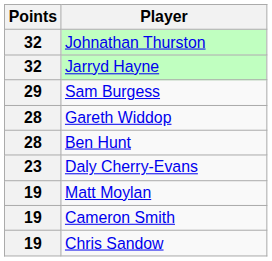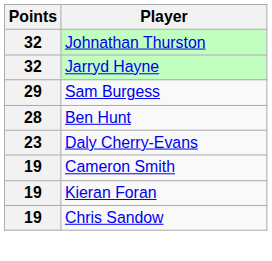- row: (118, 117)
- row: (108, 192)
+ row: (111, 192)
